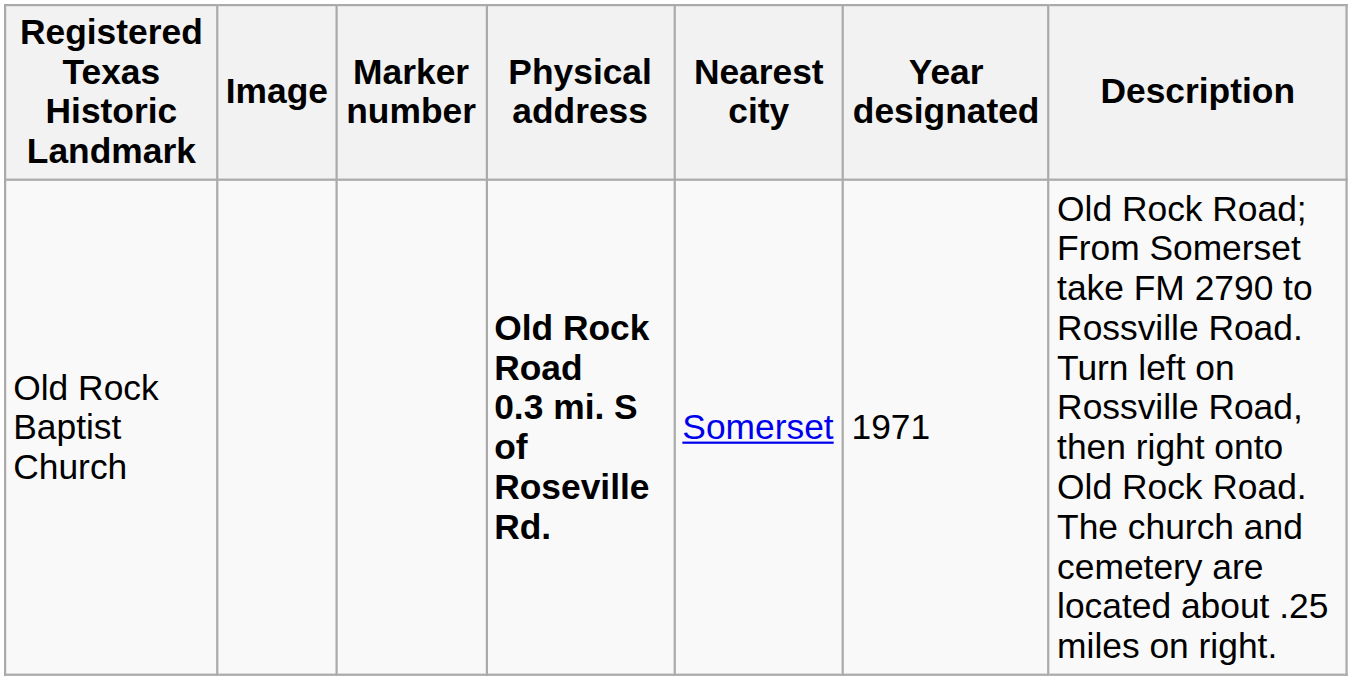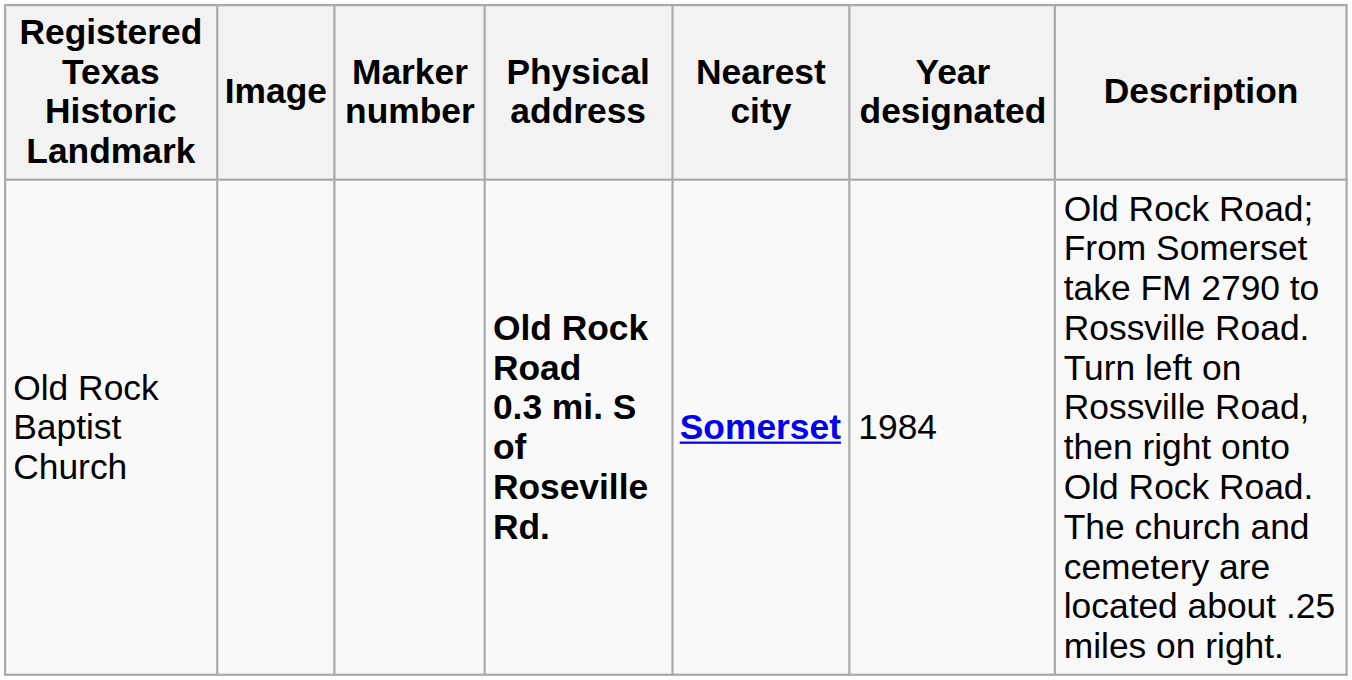(758, 426) normal -> (760, 426) bold
(891, 426) 1971 -> (898, 426) 1984
